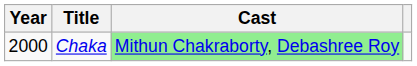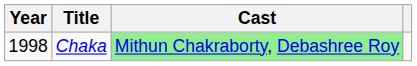(28, 46) 2000 -> (28, 46) 1998
